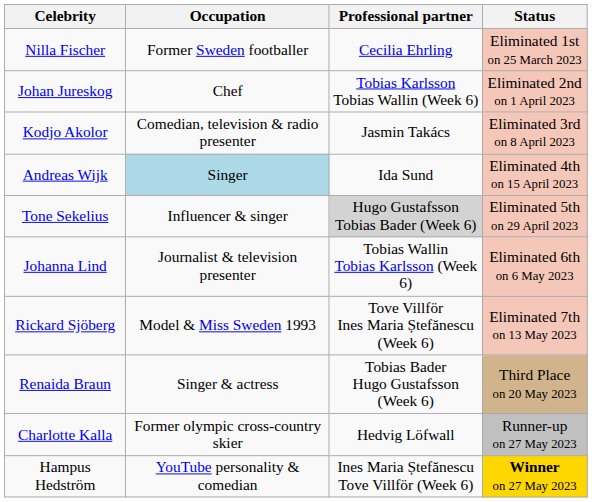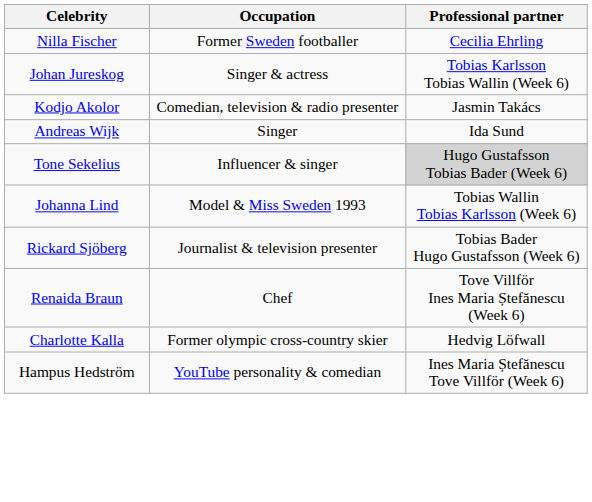- column: (535, 16)
(228, 91) Chef -> (277, 74) Singer & actress
(228, 174) lightblue background -> (277, 131) no background
(228, 266) Journalist & television presenter -> (277, 206) Model & Miss Sweden 1993
(228, 325) Model & Miss Sweden 1993 -> (277, 247) Journalist & television presenter
(406, 325) Tove Villför Ines Maria Ștefănescu (Week 6) -> (496, 247) Tobias Bader Hugo Gustafsson (Week 6)
(228, 384) Singer & actress -> (277, 297) Chef
(406, 384) Tobias Bader Hugo Gustafsson (Week 6) -> (496, 297) Tove Villför Ines Maria Ștefănescu (Week 6)
